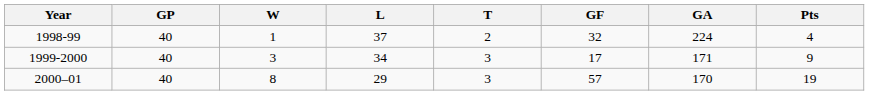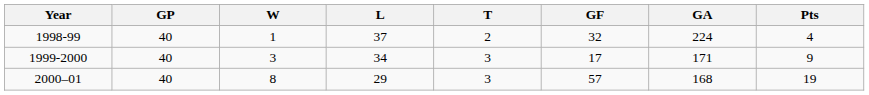(702, 79) 170 -> (702, 79) 168
